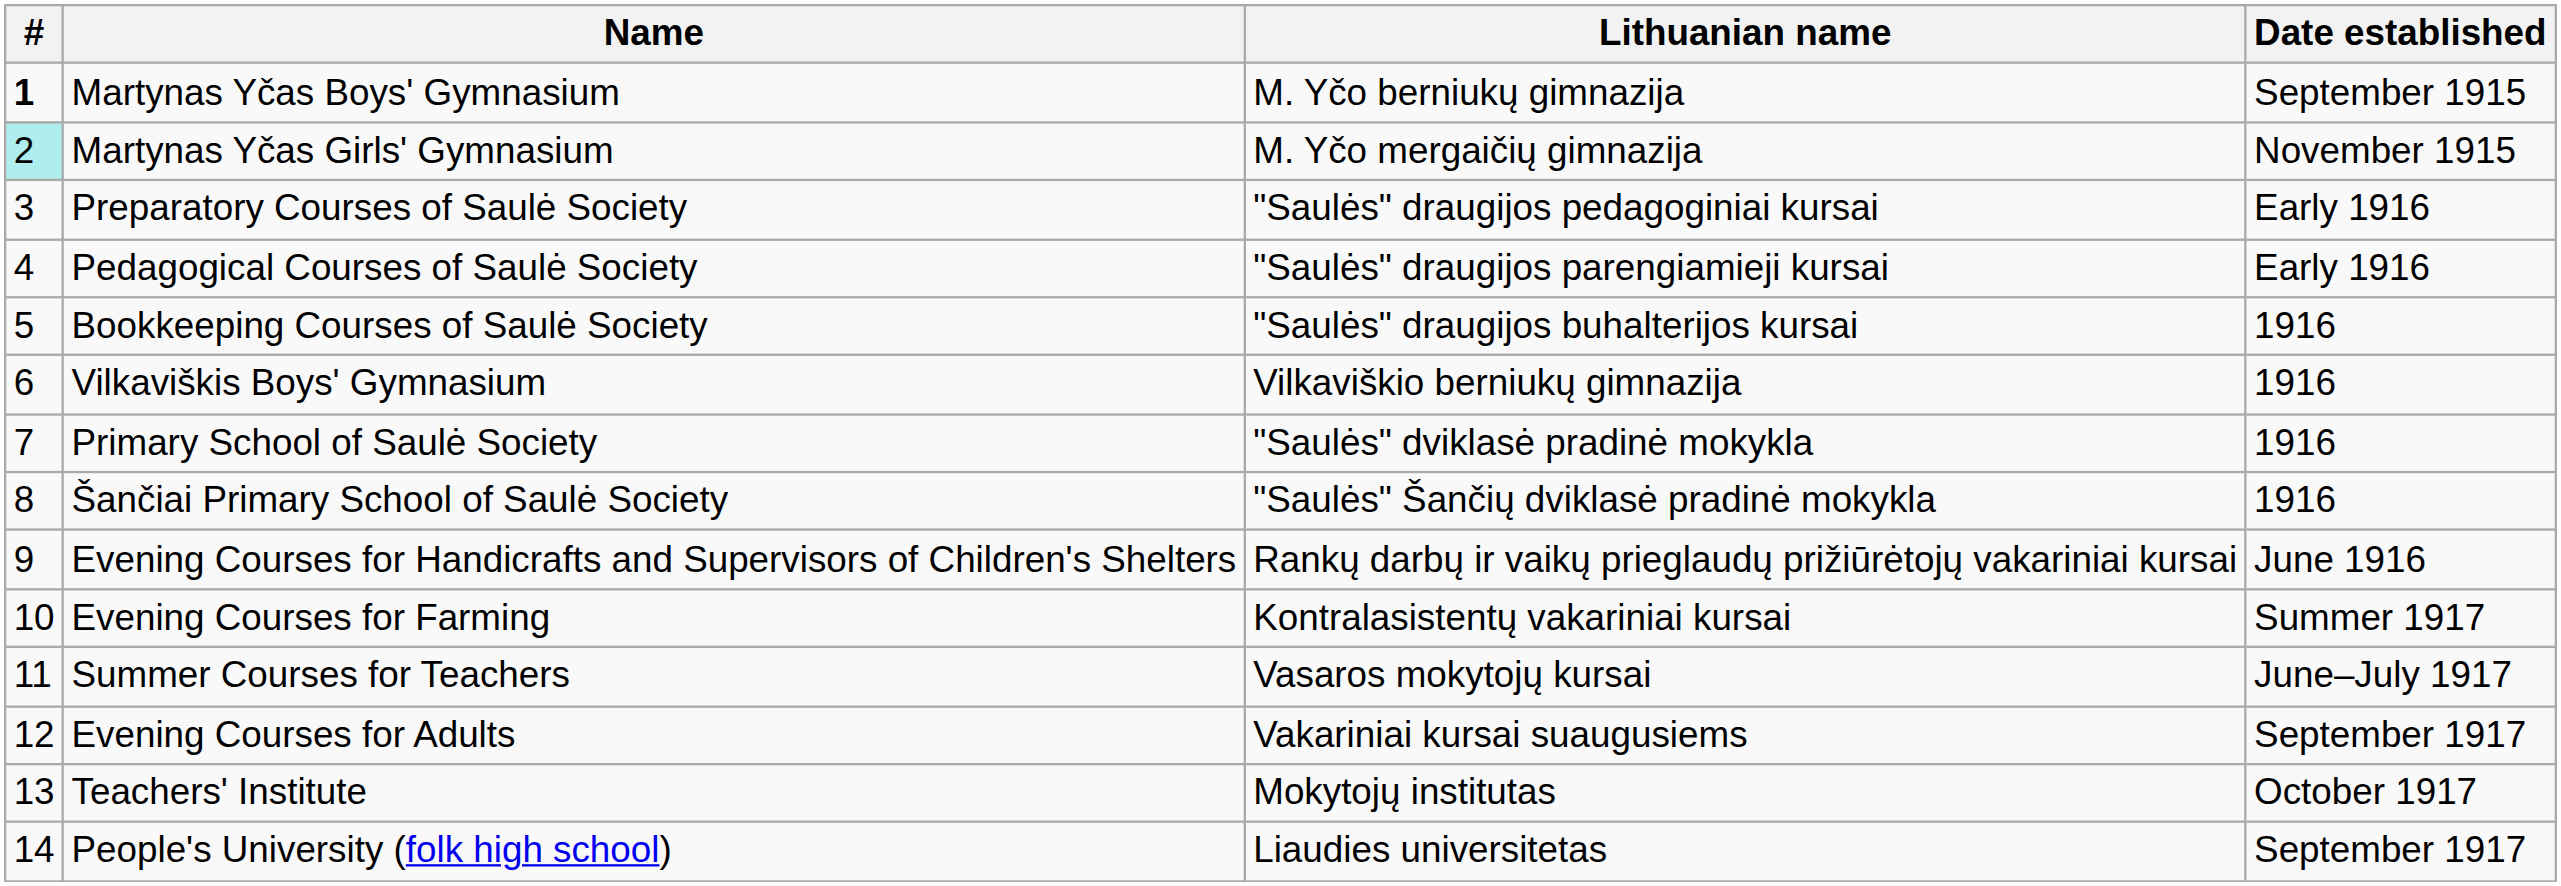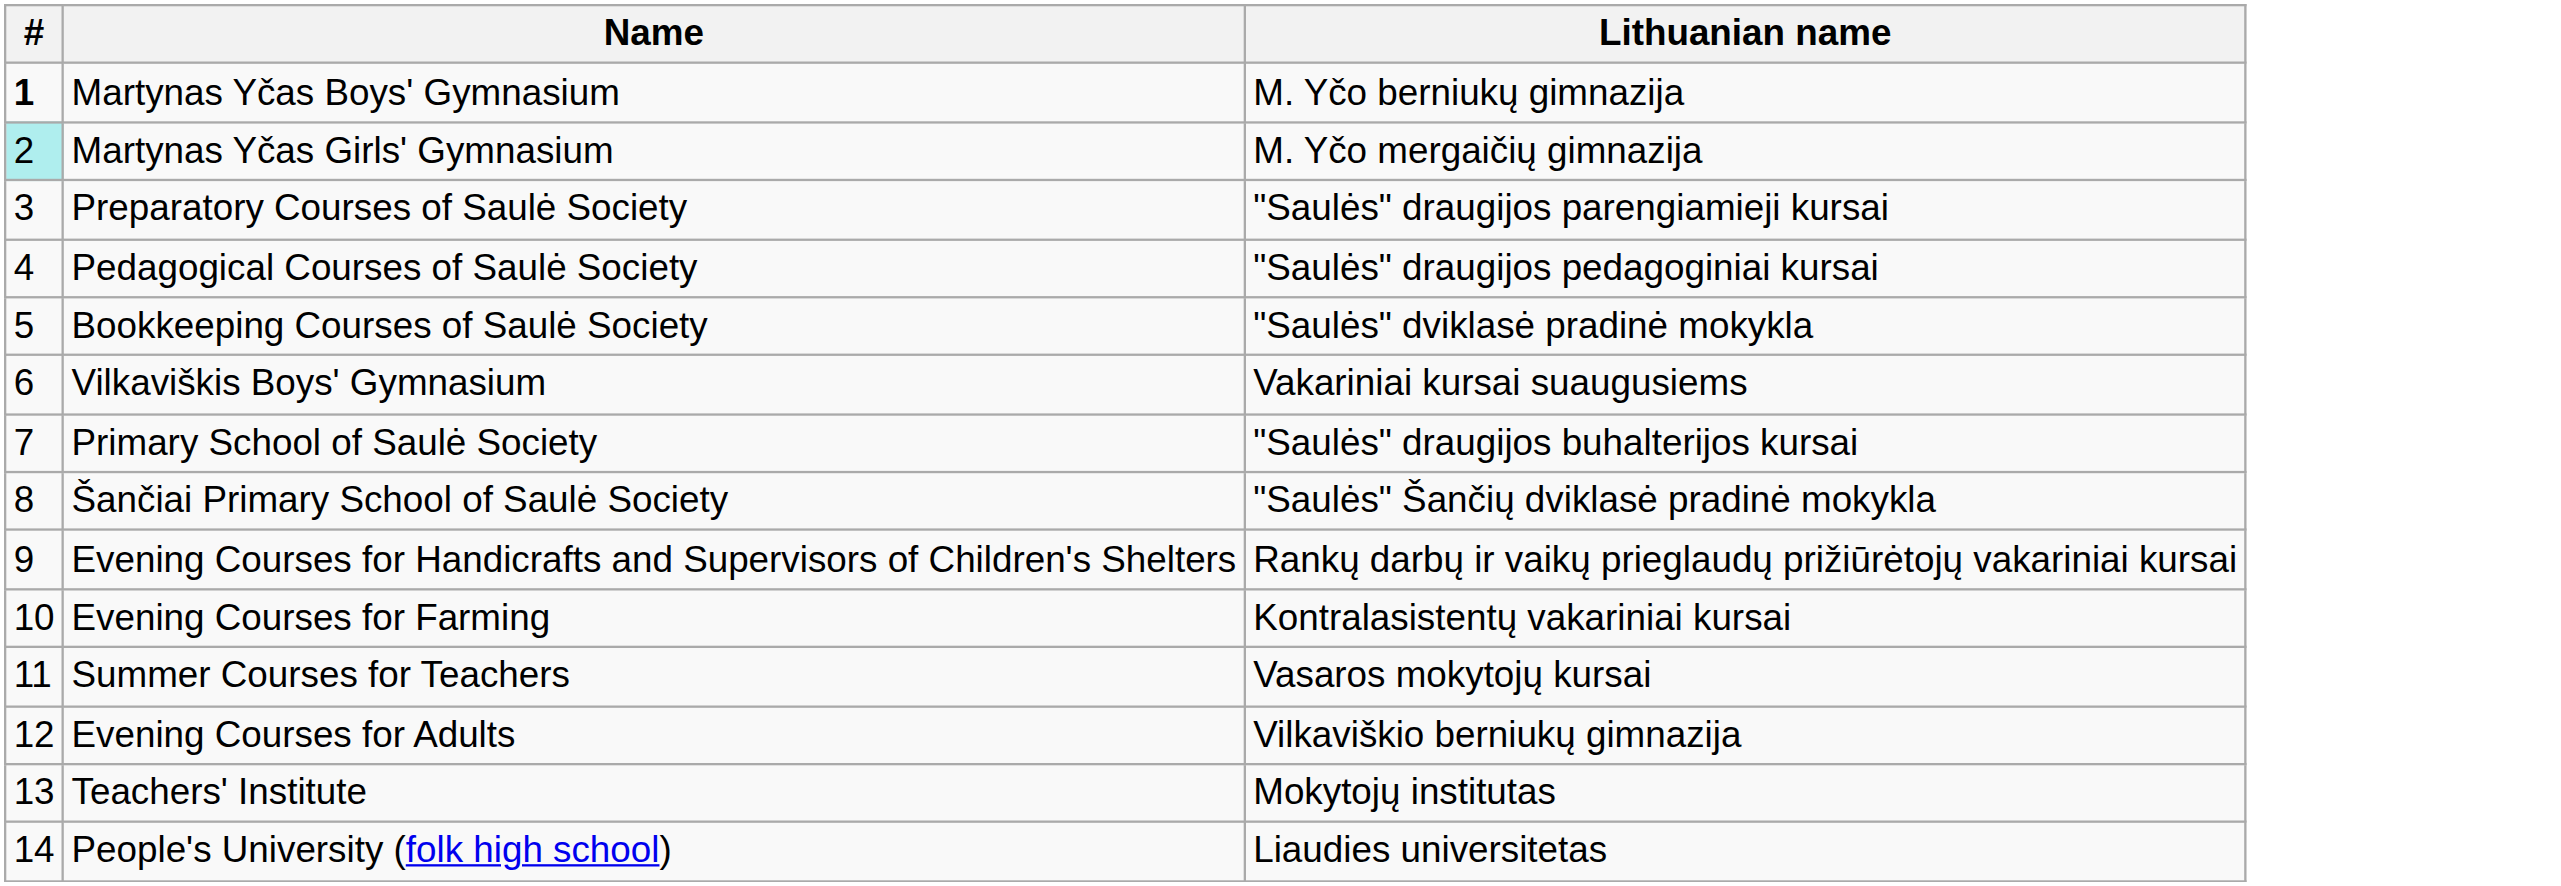- column: (2400, 33)
(1566, 208) "Saulės" draugijos pedagoginiai kursai -> (1571, 208) "Saulės" draugijos parengiamieji kursai
(1571, 267) "Saulės" draugijos parengiamieji kursai -> (1566, 267) "Saulės" draugijos pedagoginiai kursai
(1556, 325) "Saulės" draugijos buhalterijos kursai -> (1533, 325) "Saulės" dviklasė pradinė mokykla
(1497, 383) Vilkaviškio berniukų gimnazija -> (1500, 383) Vakariniai kursai suaugusiems
(1533, 442) "Saulės" dviklasė pradinė mokykla -> (1556, 442) "Saulės" draugijos buhalterijos kursai
(1500, 734) Vakariniai kursai suaugusiems -> (1497, 734) Vilkaviškio berniukų gimnazija
